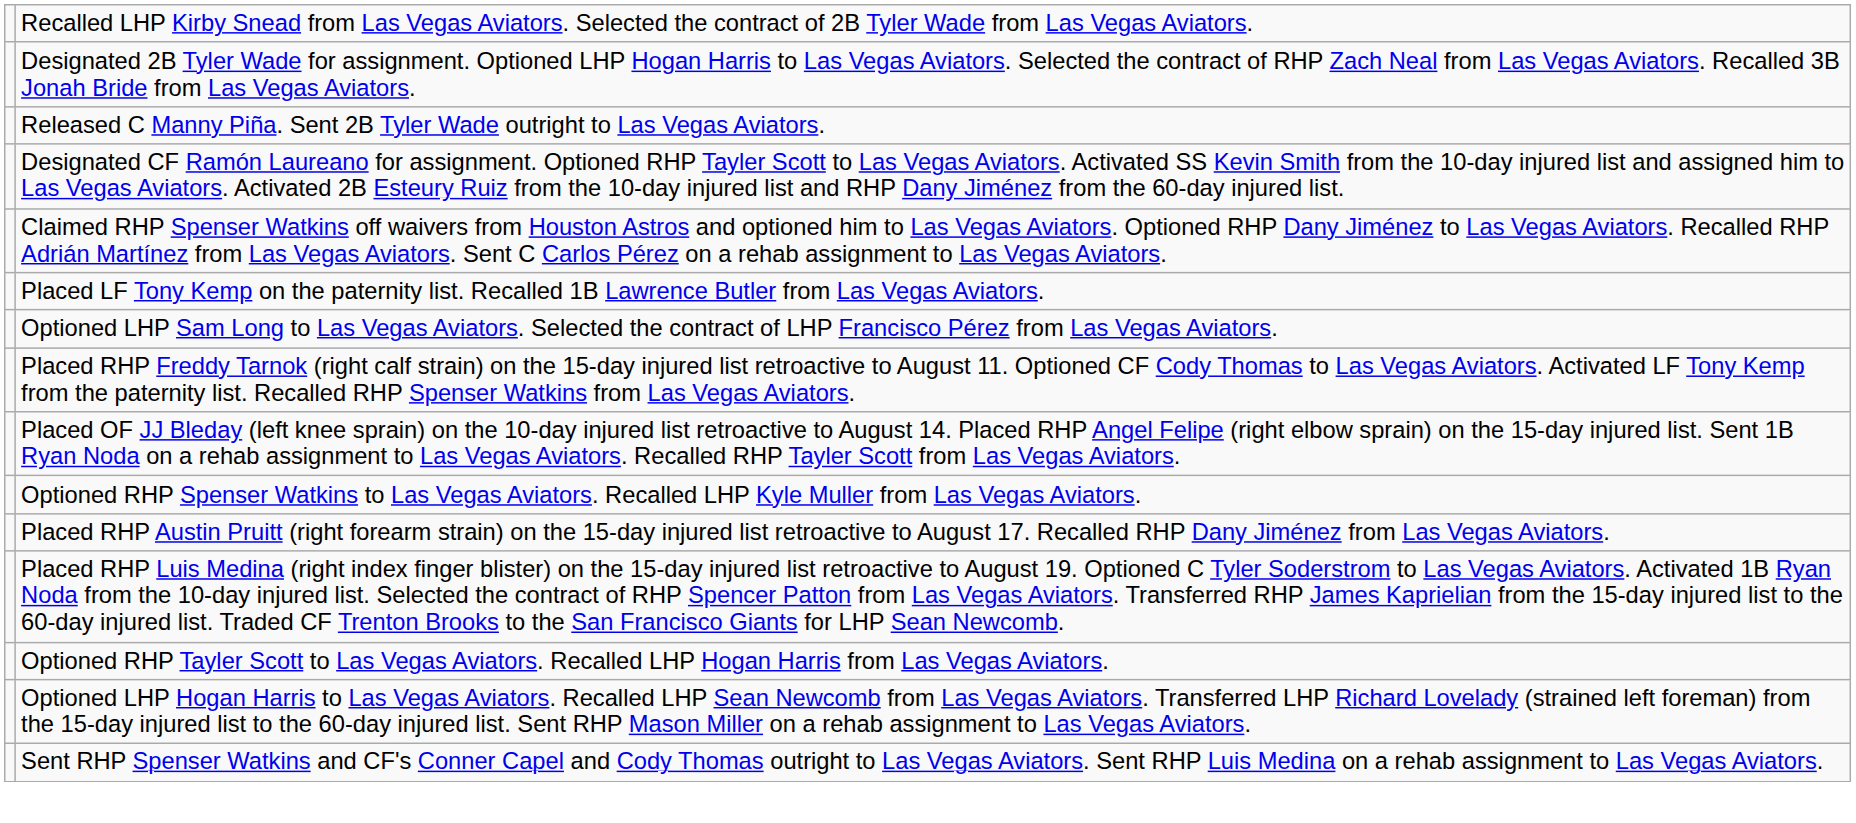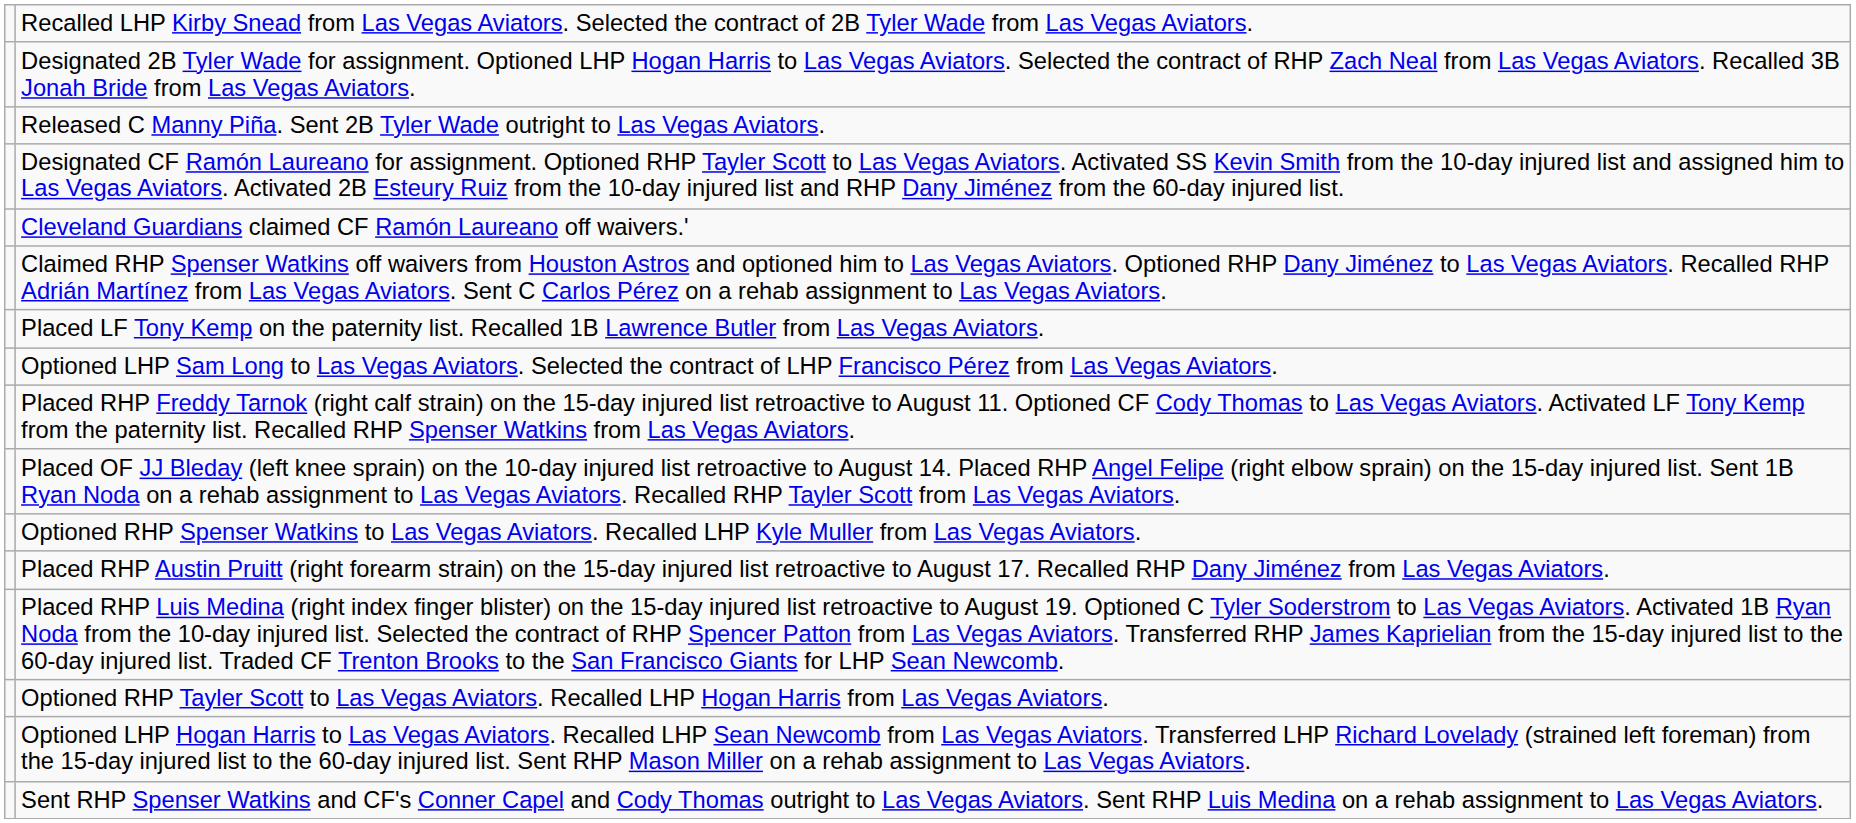+ row: (355, 226)
